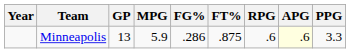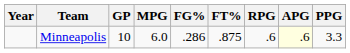(124, 37) 13 -> (124, 37) 10
(159, 37) 5.9 -> (159, 37) 6.0
